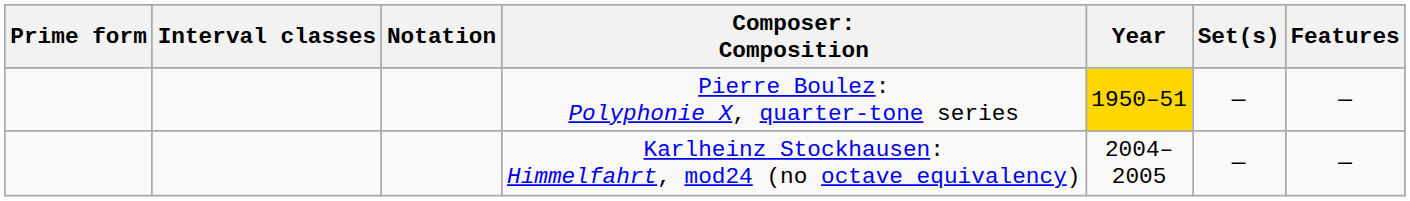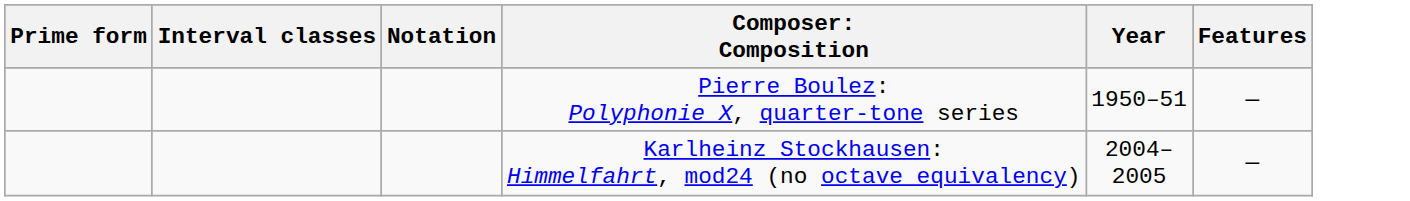- column: (1239, 37)
(1139, 100) gold background -> (1139, 100) no background
